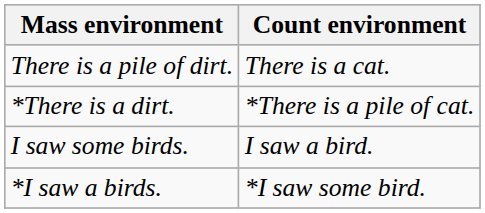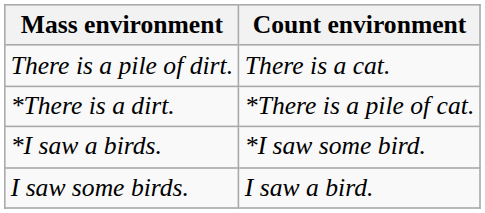rows swapped: (100, 146) <-> (86, 187)
